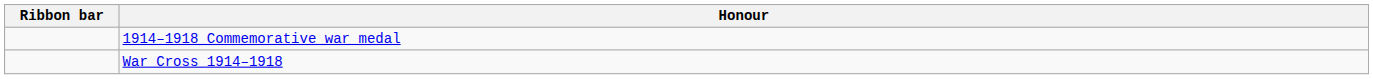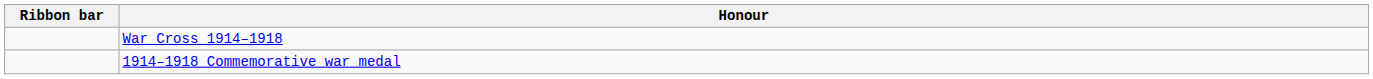rows swapped: (203, 62) <-> (262, 39)
